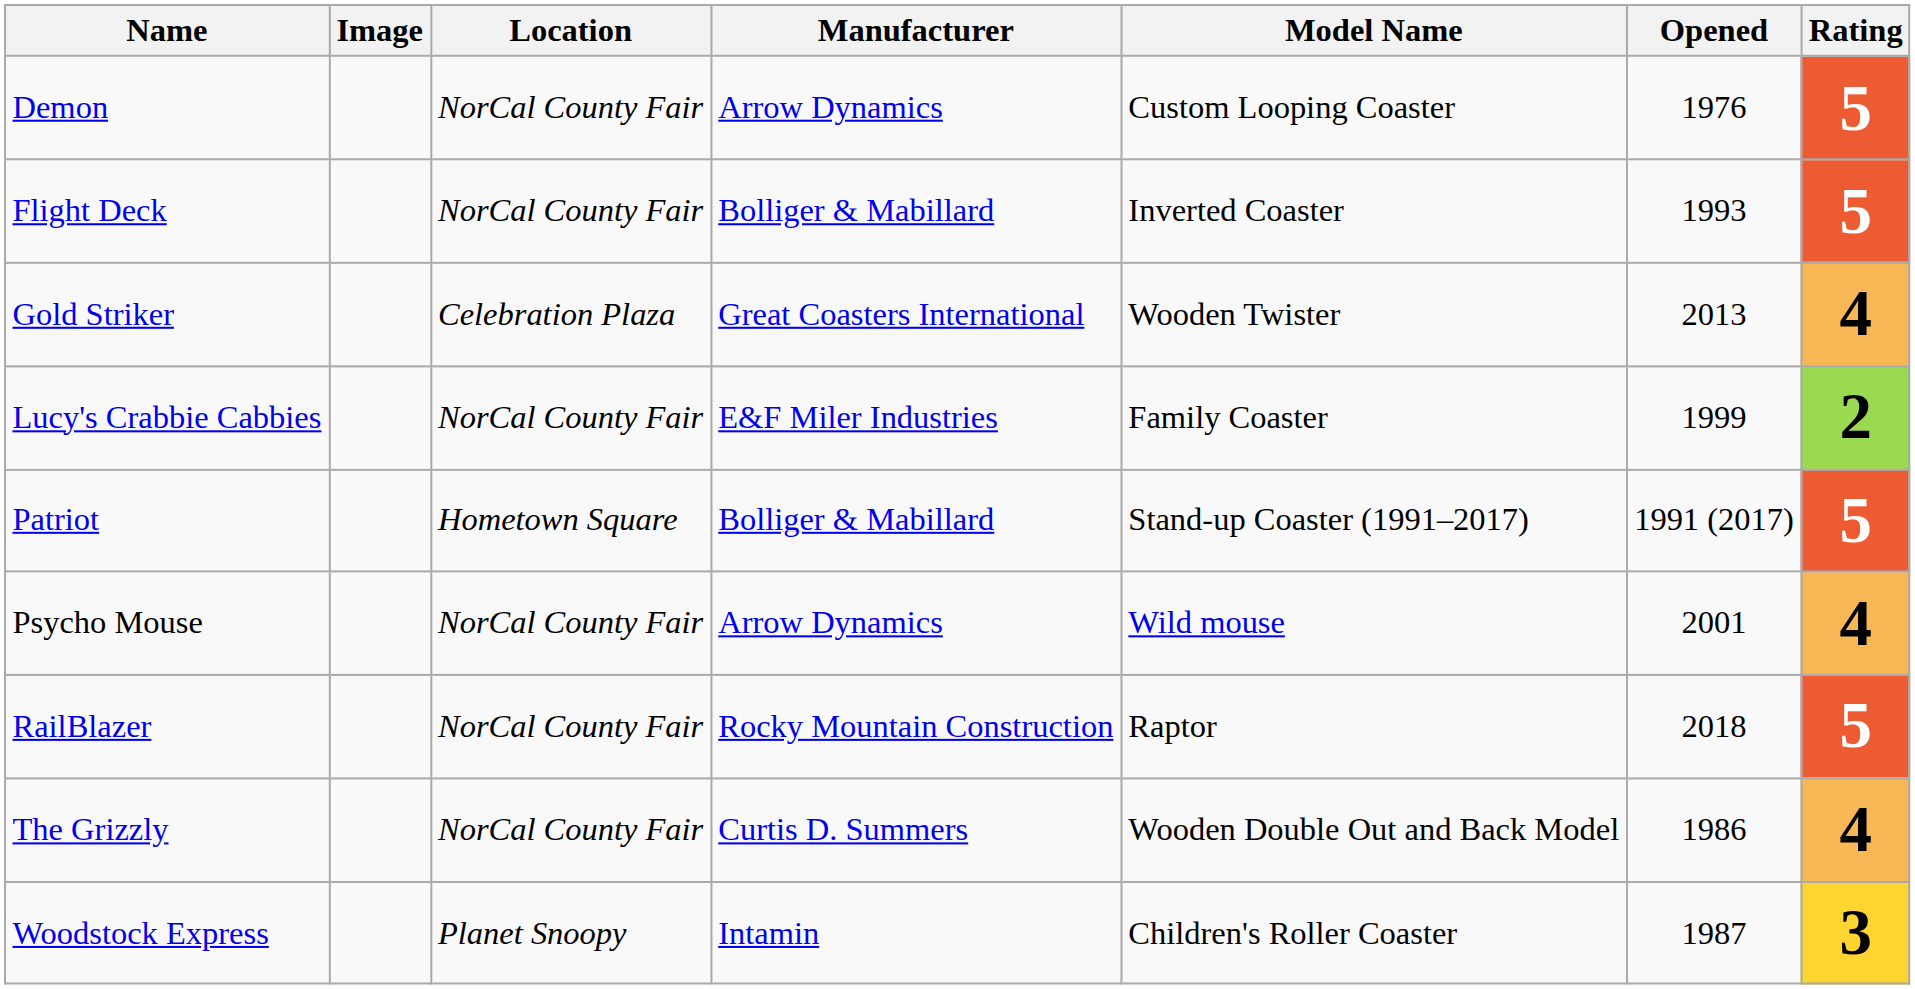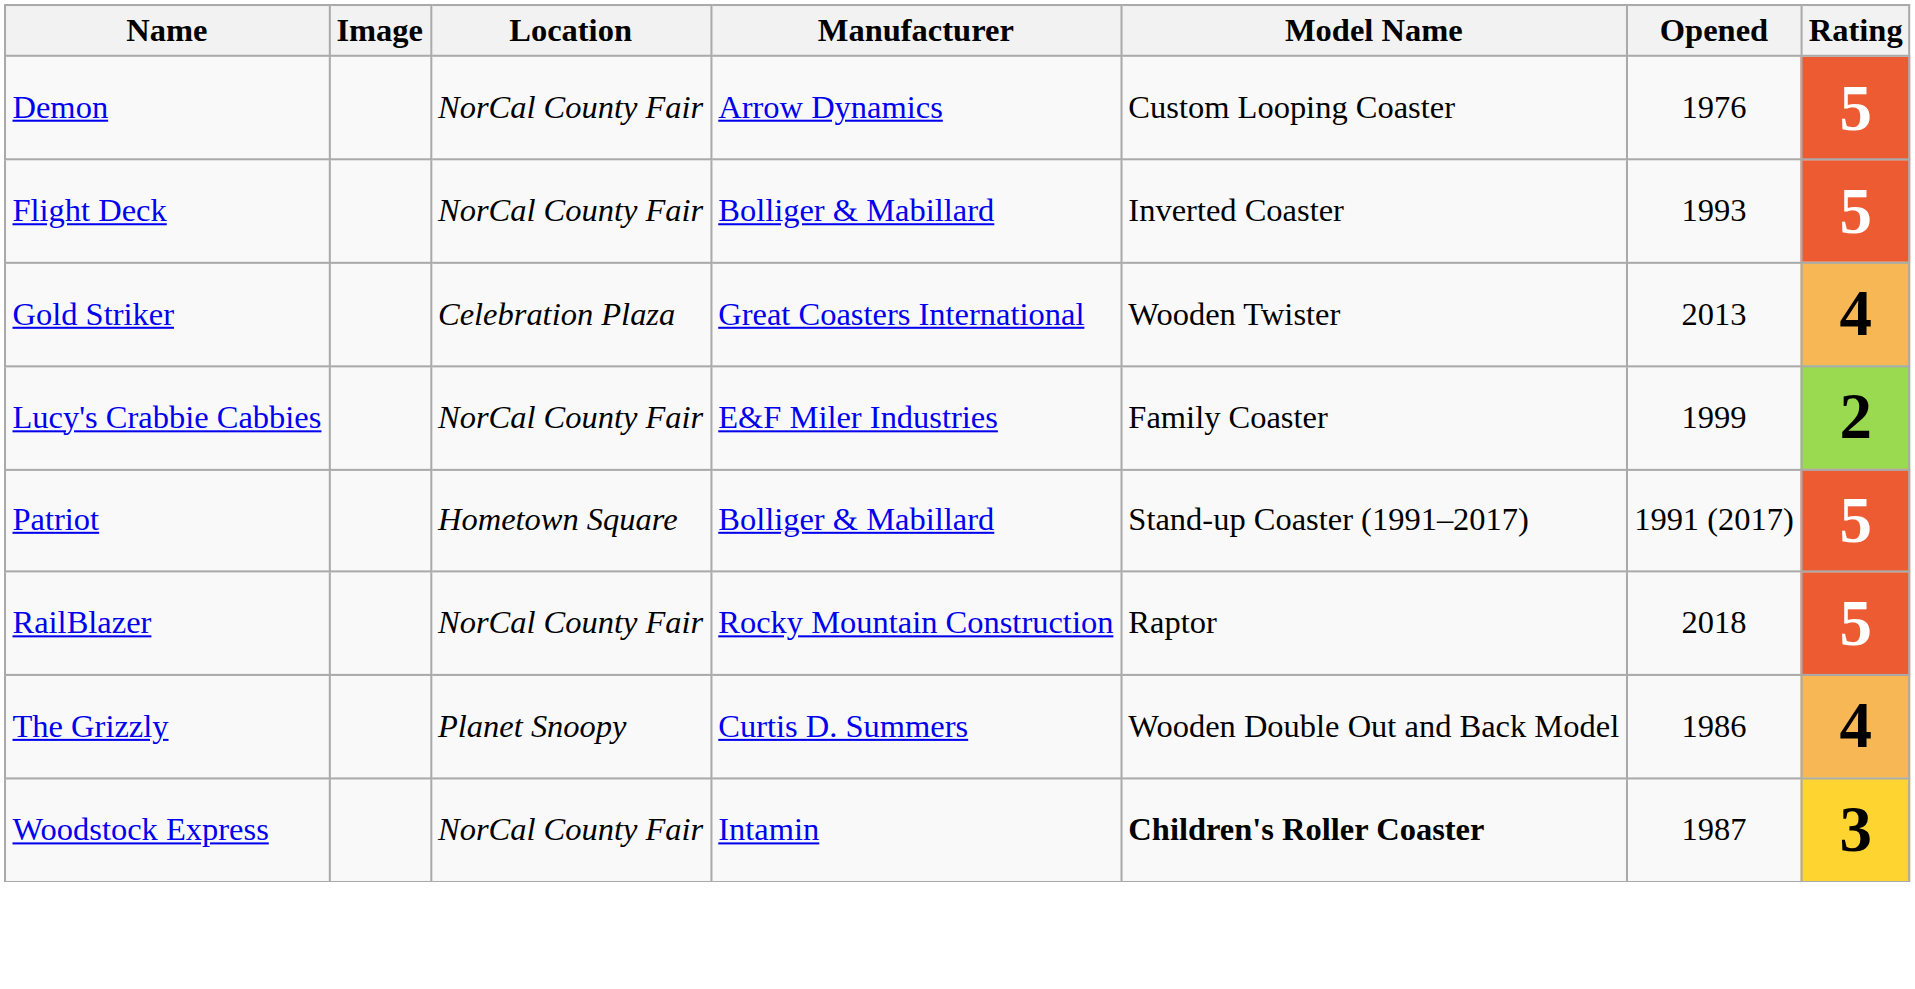- row: (108, 622)
(571, 829) NorCal County Fair -> (532, 726) Planet Snoopy
(532, 932) Planet Snoopy -> (571, 829) NorCal County Fair
(1293, 932) normal -> (1306, 829) bold
